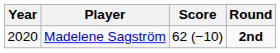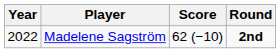(23, 36) 2020 -> (23, 36) 2022
